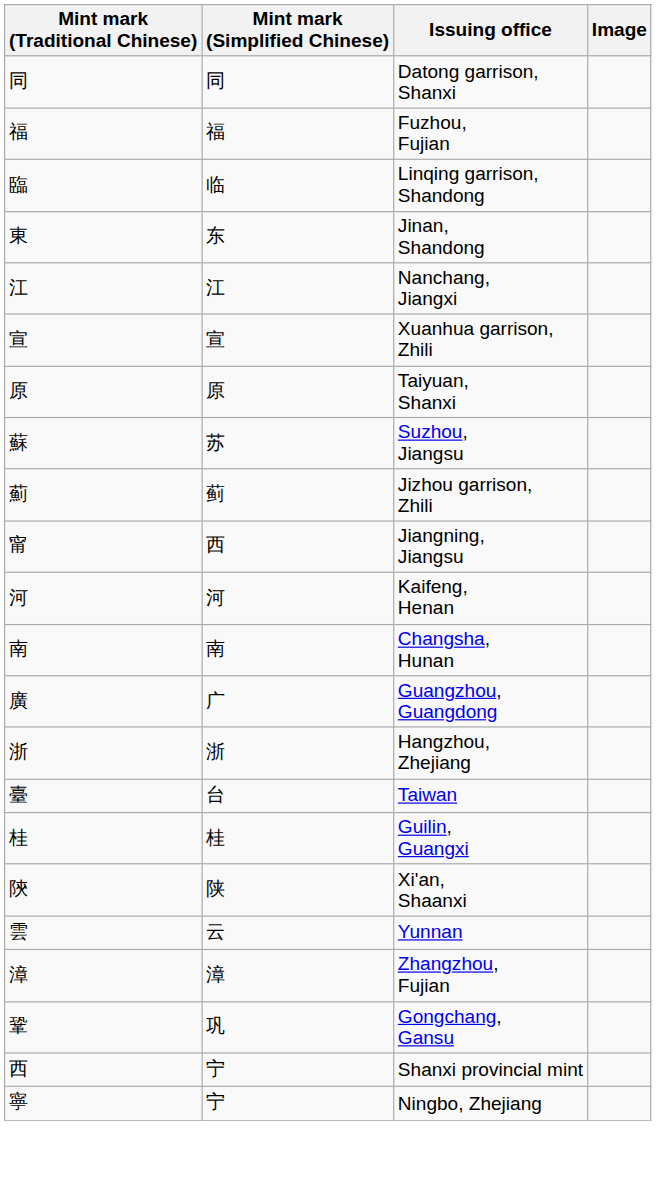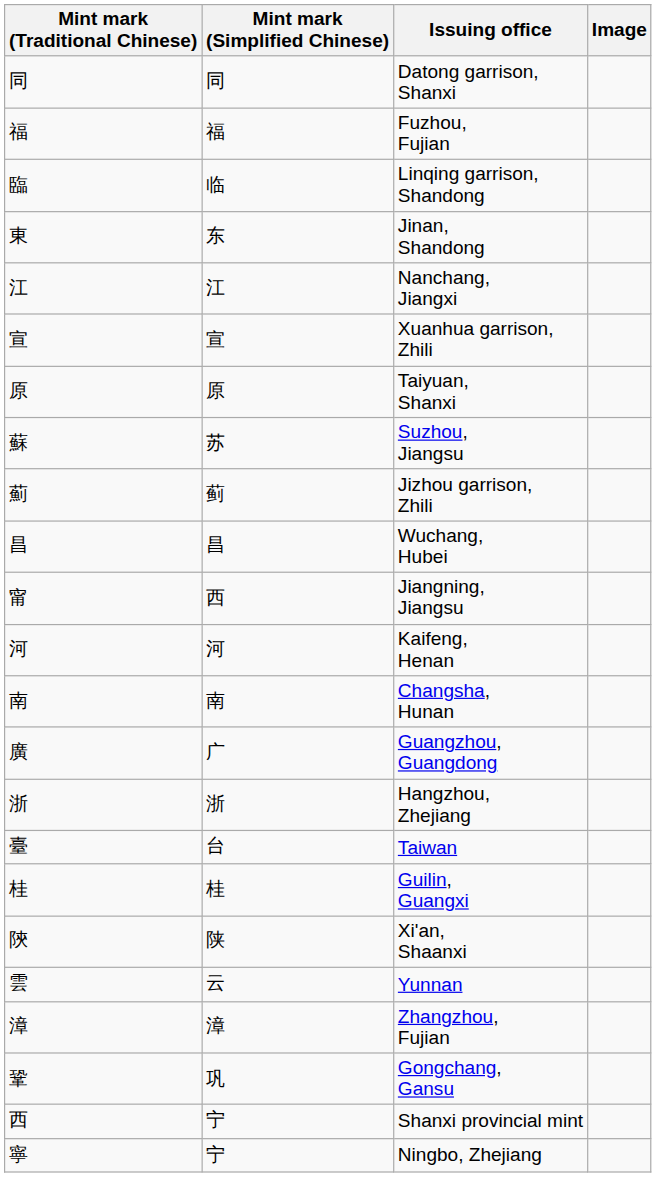+ row: (441, 546)
